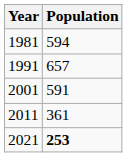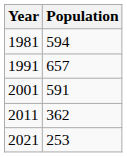(58, 115) 361 -> (58, 115) 362
(58, 139) bold -> (58, 139) normal
